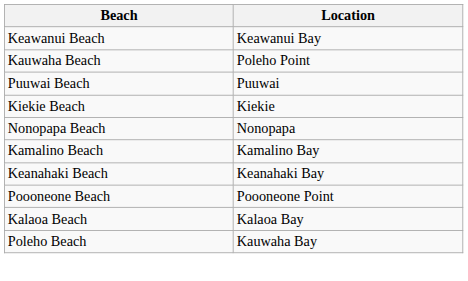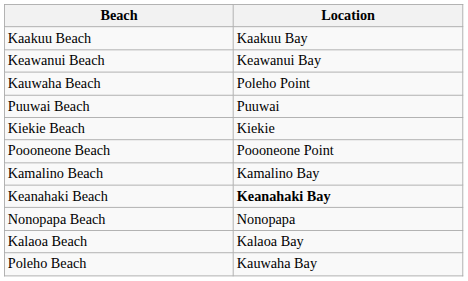+ row: (49, 38)
rows swapped: (57, 128) <-> (59, 196)
(280, 173) normal -> (284, 196) bold
